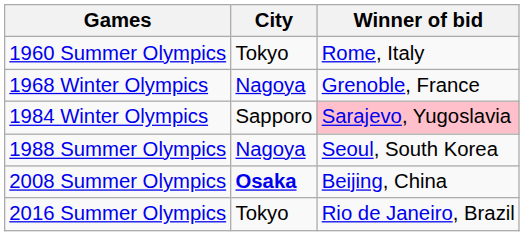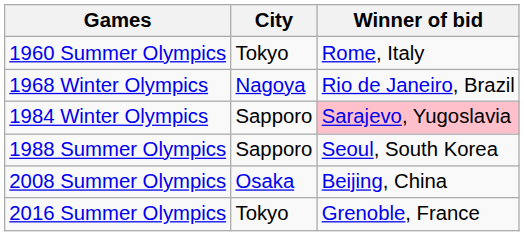(401, 85) Grenoble, France -> (418, 85) Rio de Janeiro, Brazil
(271, 149) Nagoya -> (274, 149) Sapporo
(266, 181) bold -> (265, 181) normal
(418, 213) Rio de Janeiro, Brazil -> (401, 213) Grenoble, France
